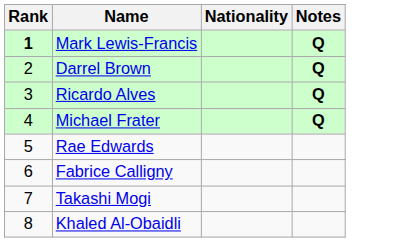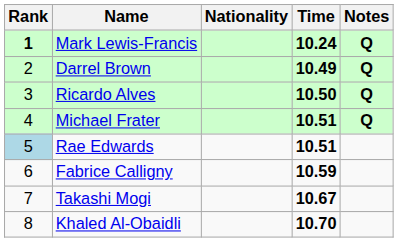+ column: (316, 17)
(28, 146) no background -> (28, 146) lightblue background
